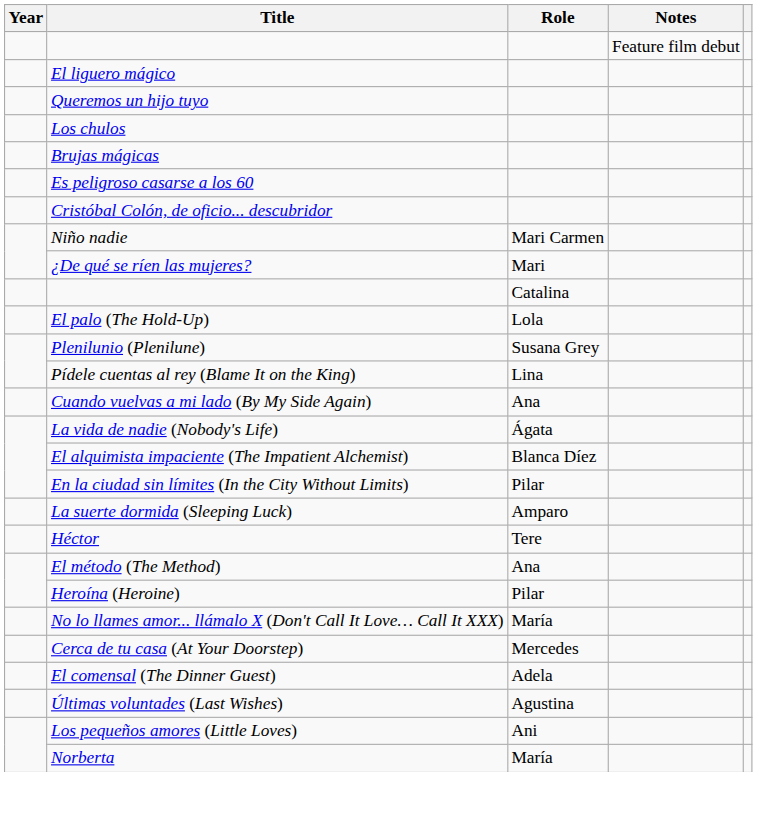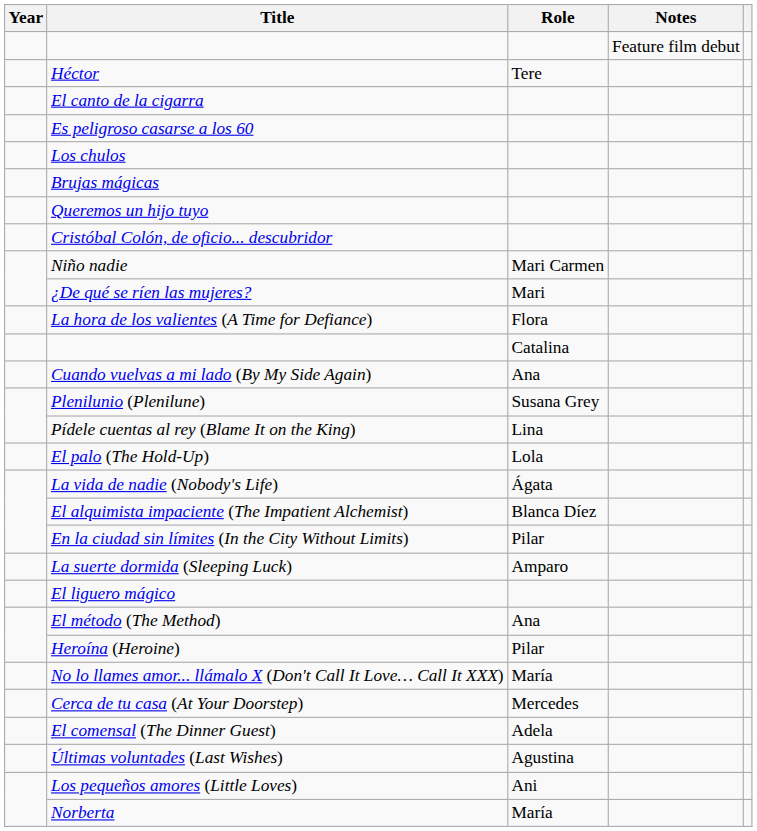rows swapped: (113, 73) <-> (75, 538)
+ row: (127, 100)
rows swapped: (130, 100) <-> (152, 182)
+ row: (212, 319)
rows swapped: (211, 401) <-> (130, 319)
